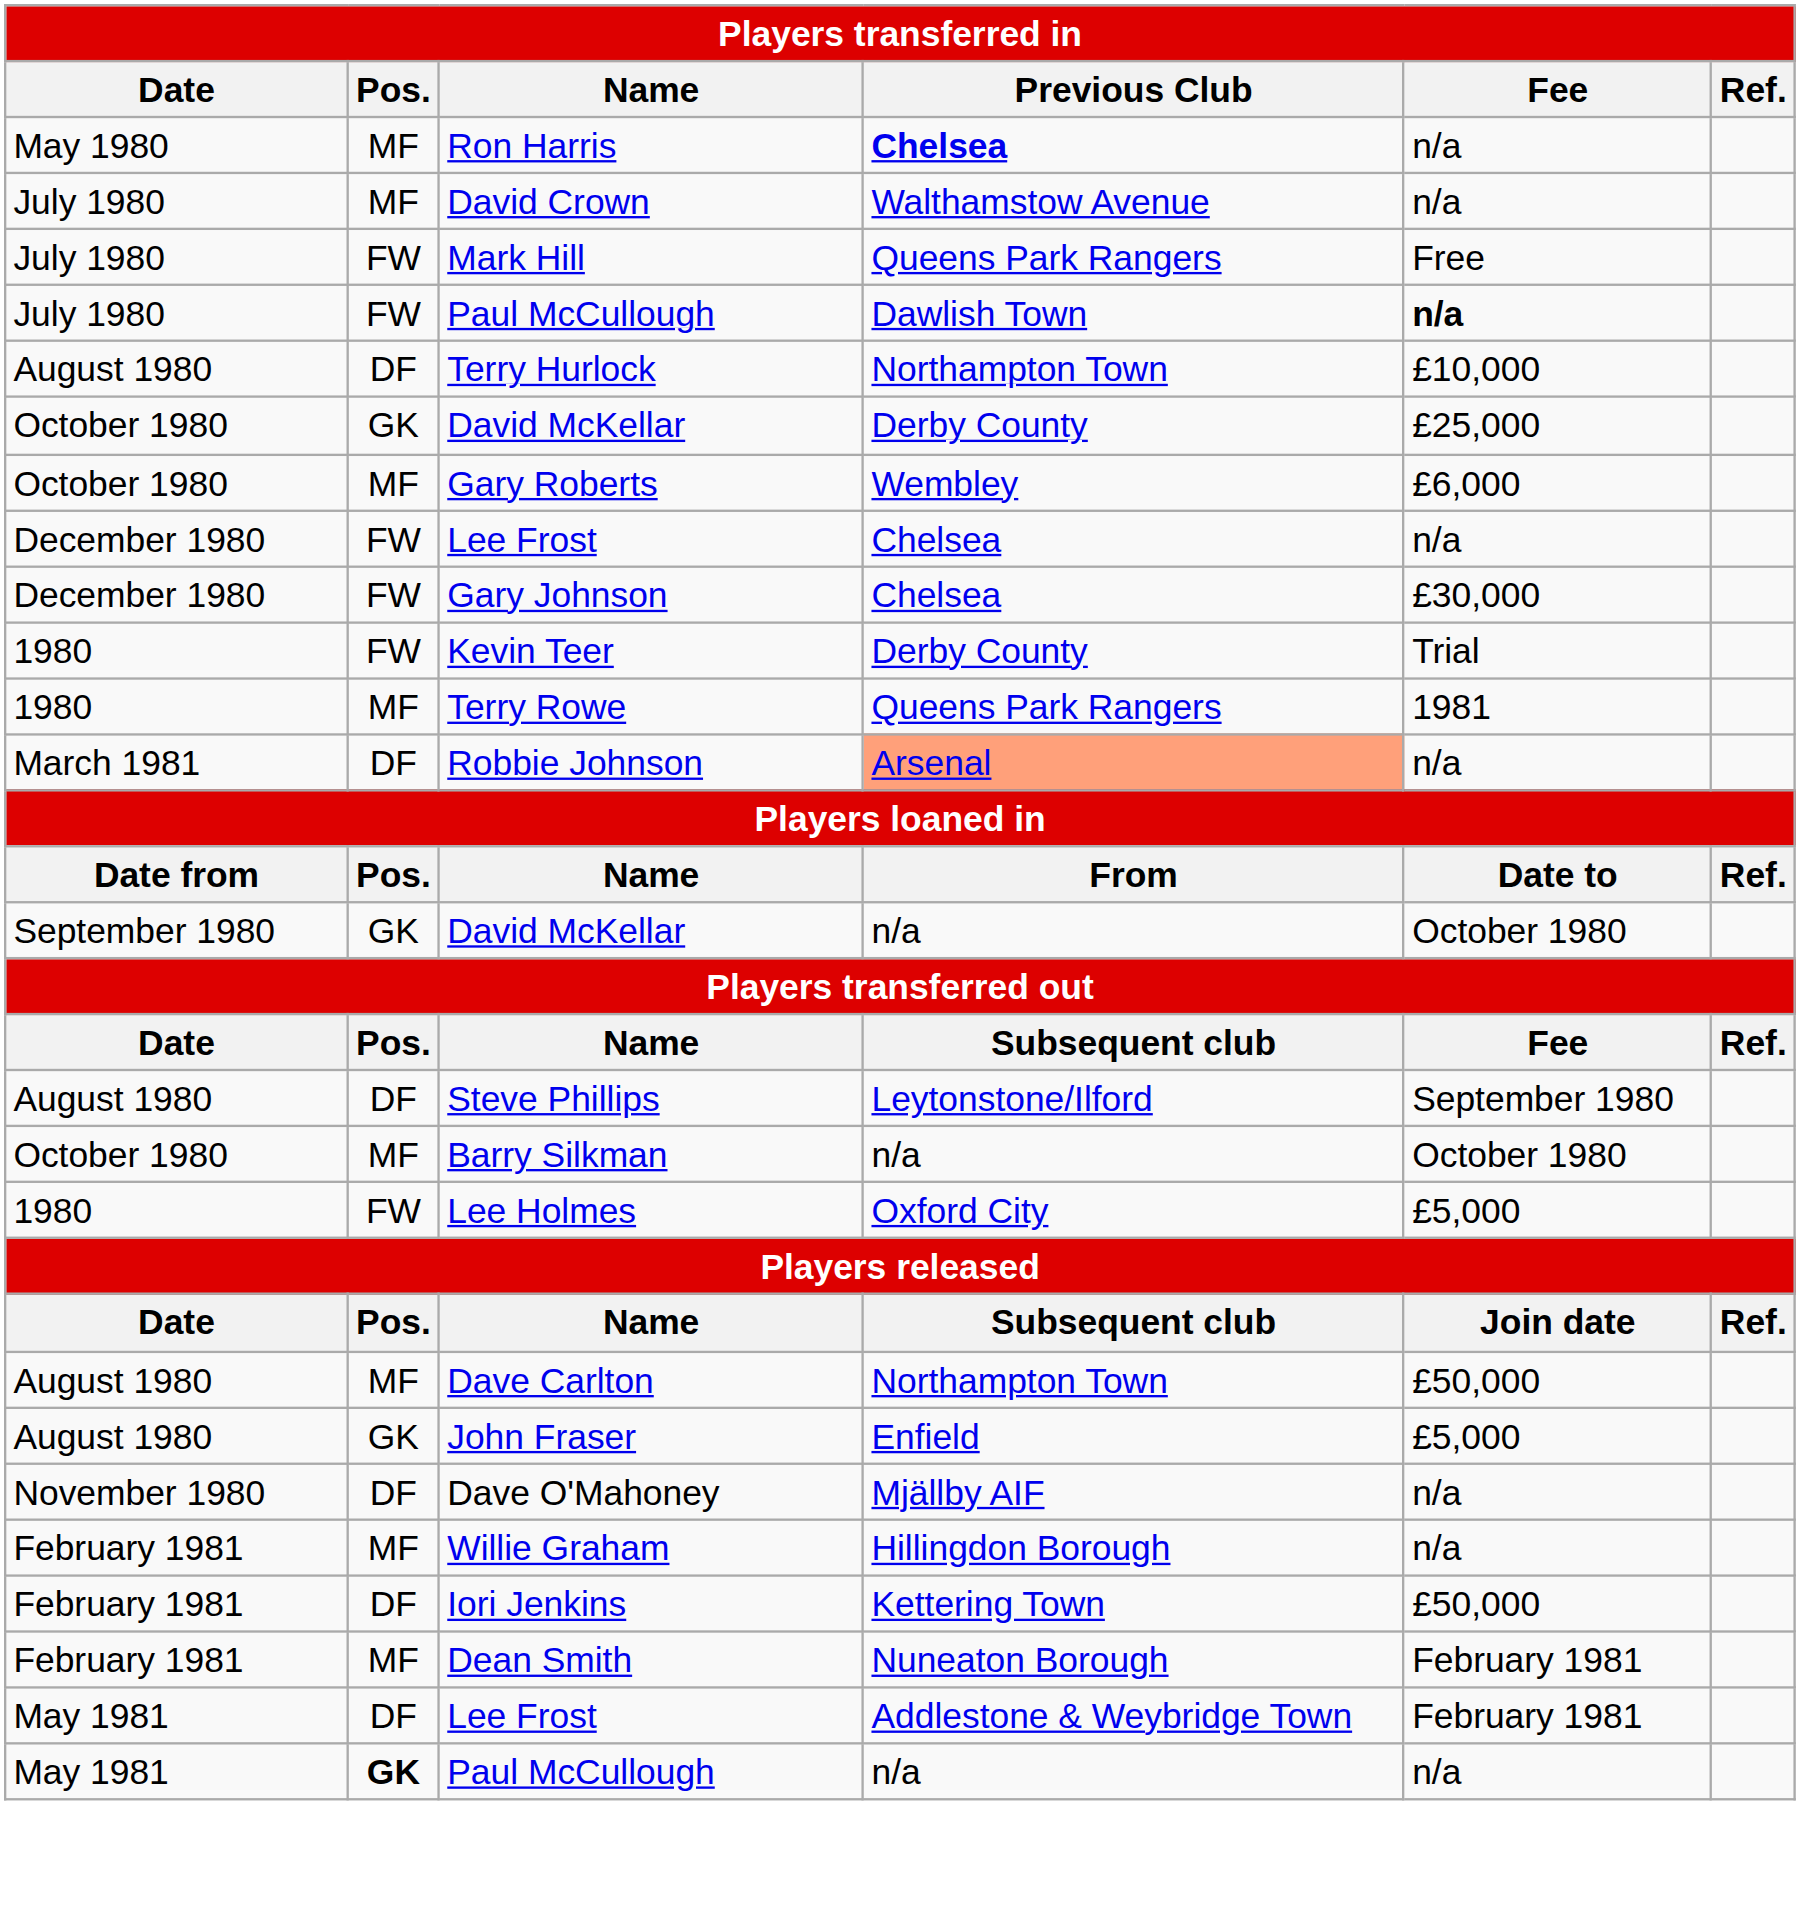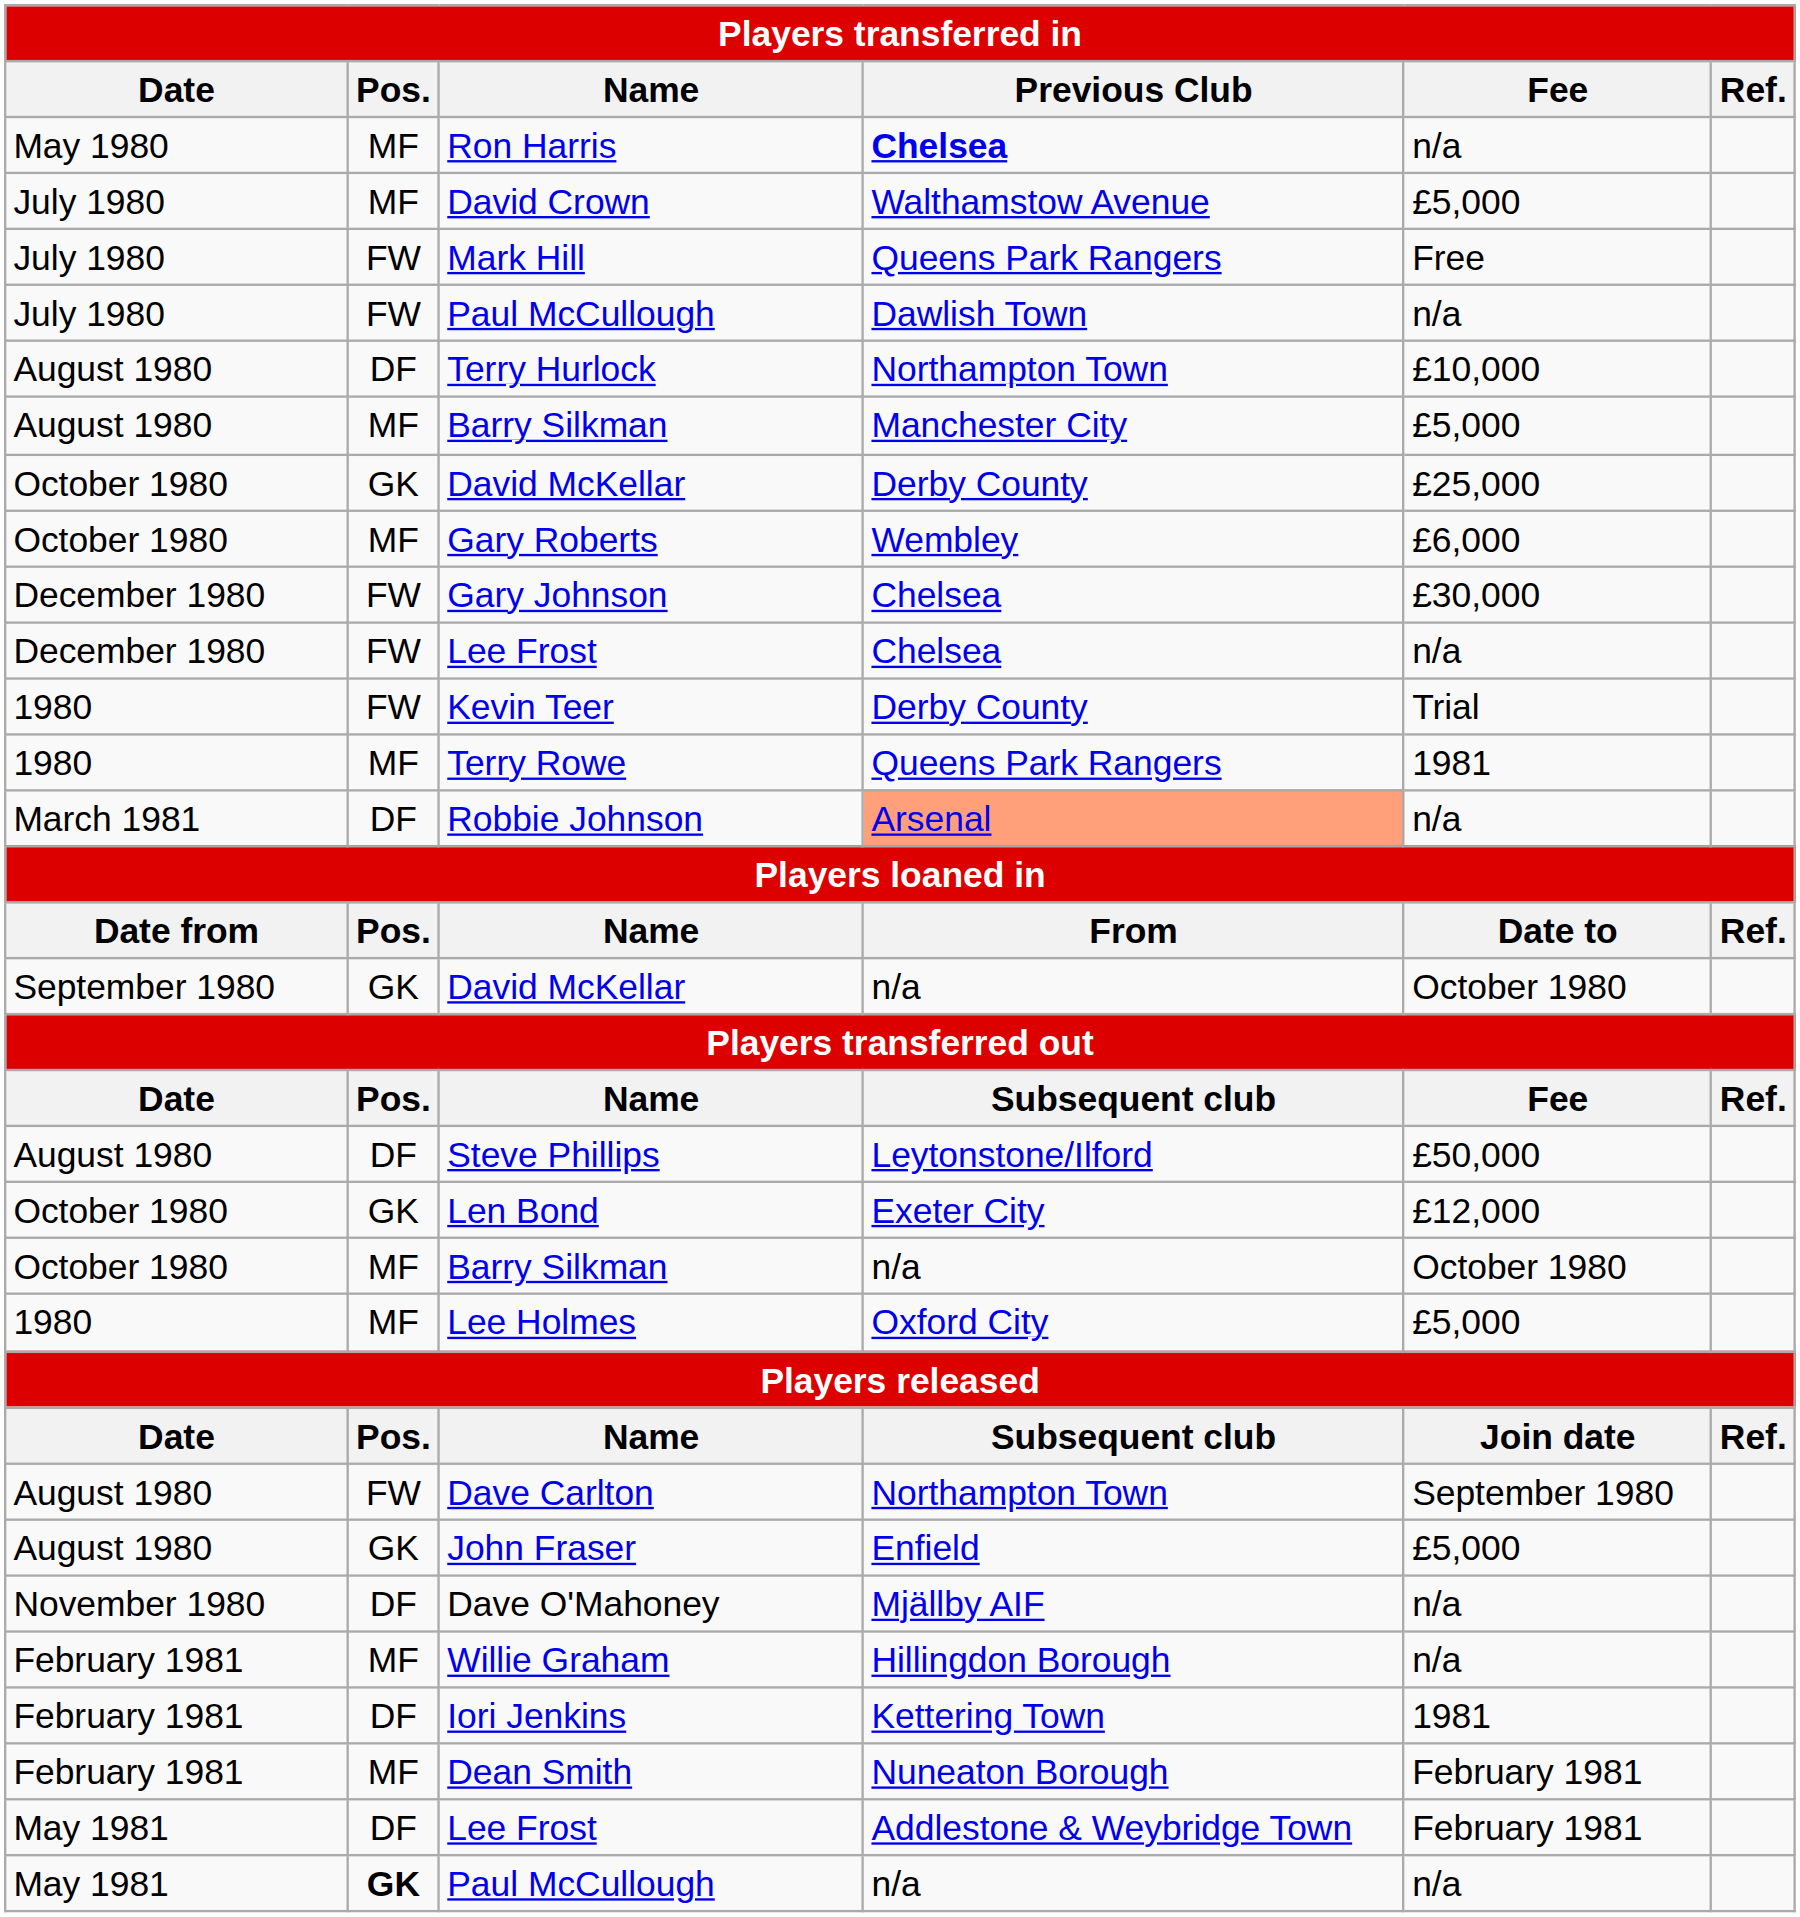(1437, 202) n/a -> (1466, 202) £5,000
(1438, 314) bold -> (1437, 314) normal
+ row: (113, 426)
rows swapped: (139, 538) <-> (139, 594)
(1543, 1099) September 1980 -> (1476, 1155) £50,000
+ row: (121, 1211)
(393, 1211) FW -> (393, 1323) MF
(393, 1379) MF -> (393, 1491) FW
(1476, 1379) £50,000 -> (1543, 1491) September 1980
(1476, 1603) £50,000 -> (1452, 1715) 1981
